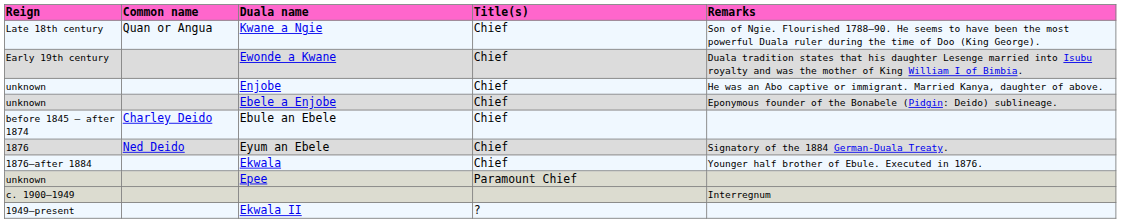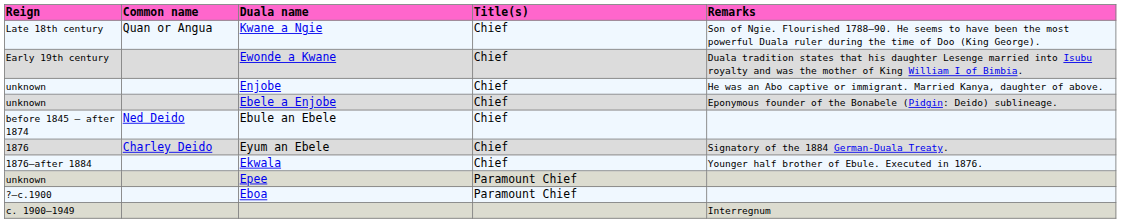(168, 118) Charley Deido -> (154, 118) Ned Deido
(154, 147) Ned Deido -> (168, 147) Charley Deido
+ row: (254, 195)
- row: (271, 210)
